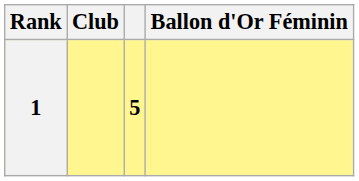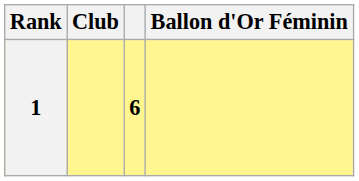(135, 107) 5 -> (135, 107) 6
